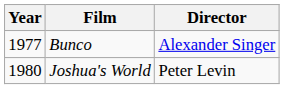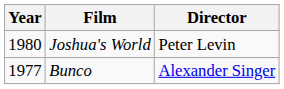rows swapped: (71, 44) <-> (100, 70)
